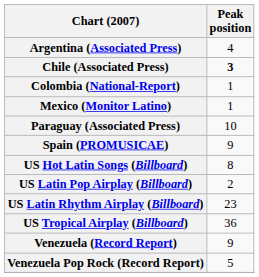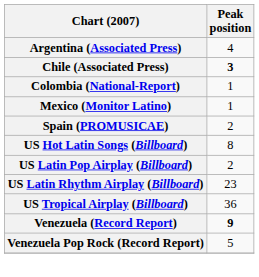- row: (106, 125)
(230, 145) 9 -> (230, 125) 2
(230, 243) normal -> (230, 223) bold
